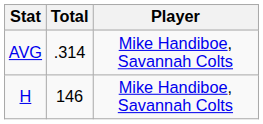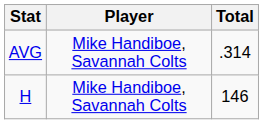columns swapped: (175, 17) <-> (70, 17)
